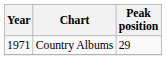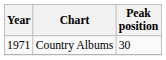(125, 45) 29 -> (125, 45) 30
